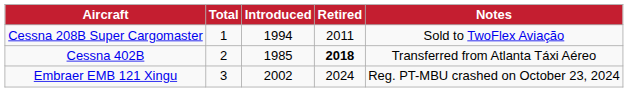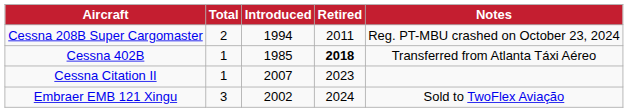(224, 35) 1 -> (224, 35) 2
(494, 35) Sold to TwoFlex Aviação -> (494, 35) Reg. PT-MBU crashed on October 23, 2024
(224, 55) 2 -> (224, 55) 1
+ row: (105, 76)
(494, 76) Reg. PT-MBU crashed on October 23, 2024 -> (494, 96) Sold to TwoFlex Aviação
